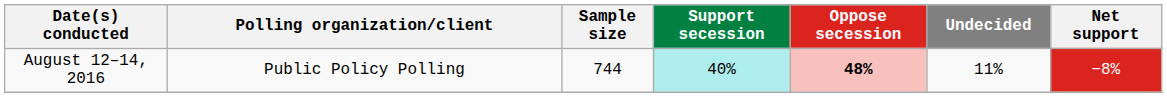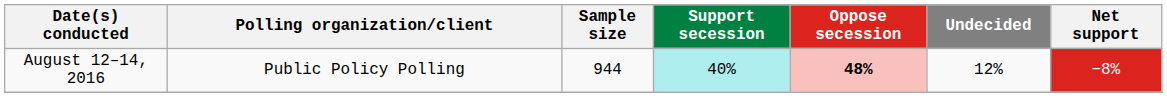(608, 71) 744 -> (608, 71) 944
(988, 71) 11% -> (988, 71) 12%
